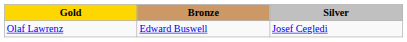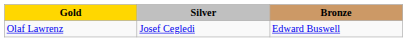columns swapped: (336, 12) <-> (203, 12)
